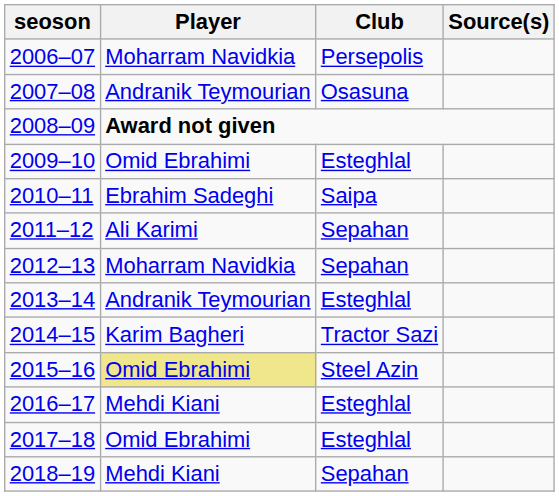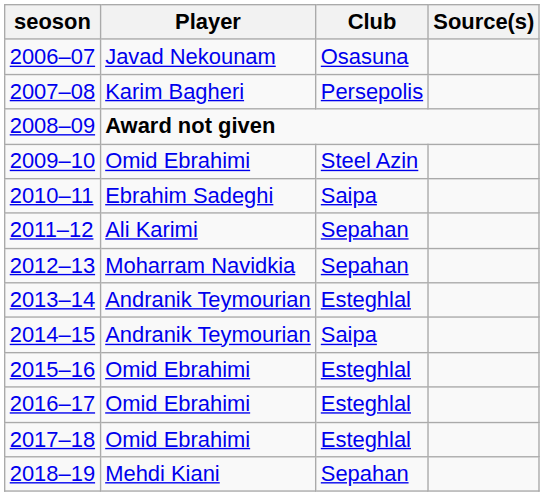(200, 56) Moharram Navidkia -> (190, 56) Javad Nekounam
(372, 56) Persepolis -> (365, 56) Osasuna
(208, 91) Andranik Teymourian -> (175, 91) Karim Bagheri
(365, 91) Osasuna -> (372, 91) Persepolis
(366, 160) Esteghlal -> (370, 160) Steel Azin
(175, 334) Karim Bagheri -> (208, 334) Andranik Teymourian
(379, 334) Tractor Sazi -> (349, 334) Saipa
(178, 369) khaki background -> (178, 369) no background
(370, 369) Steel Azin -> (366, 369) Esteghlal
(162, 404) Mehdi Kiani -> (178, 404) Omid Ebrahimi
